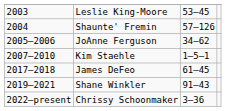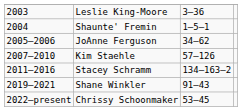(196, 12) 53–45 -> (193, 12) 3–36
(199, 26) 57–126 -> (196, 26) 1–5–1
(196, 56) 1–5–1 -> (199, 56) 57–126
+ row: (113, 70)
- row: (105, 70)
(193, 99) 3–36 -> (196, 99) 53–45
